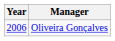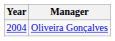(17, 28) 2006 -> (17, 28) 2004
